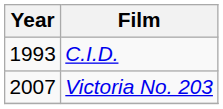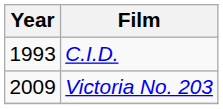(33, 86) 2007 -> (33, 86) 2009
